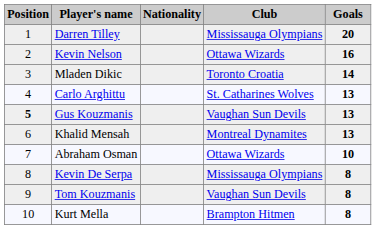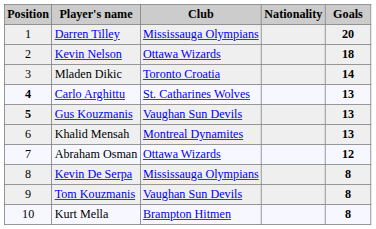columns swapped: (172, 14) <-> (264, 14)
(348, 54) 16 -> (348, 54) 18
(28, 94) normal -> (28, 94) bold
(348, 154) 10 -> (348, 154) 12
